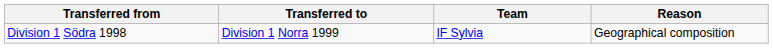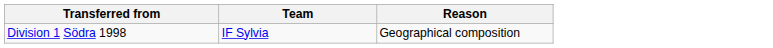- column: (326, 14)
